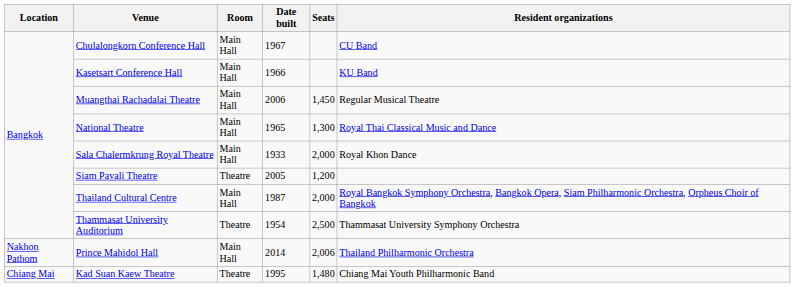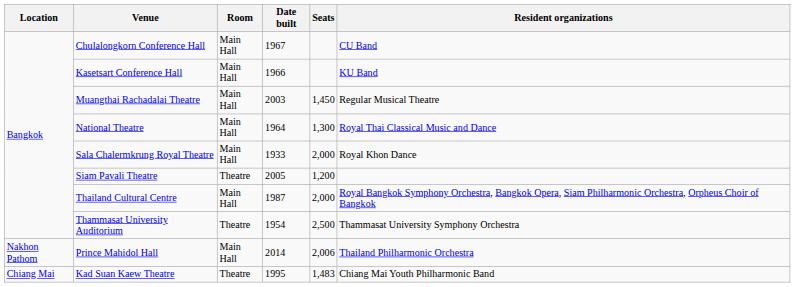(275, 100) 2006 -> (275, 100) 2003
(275, 127) 1965 -> (275, 127) 1964
(323, 274) 1,480 -> (323, 274) 1,483
